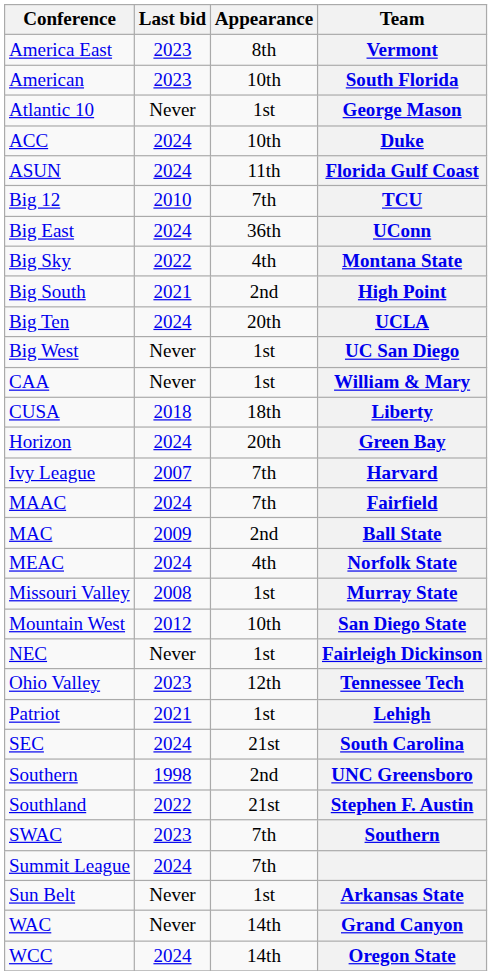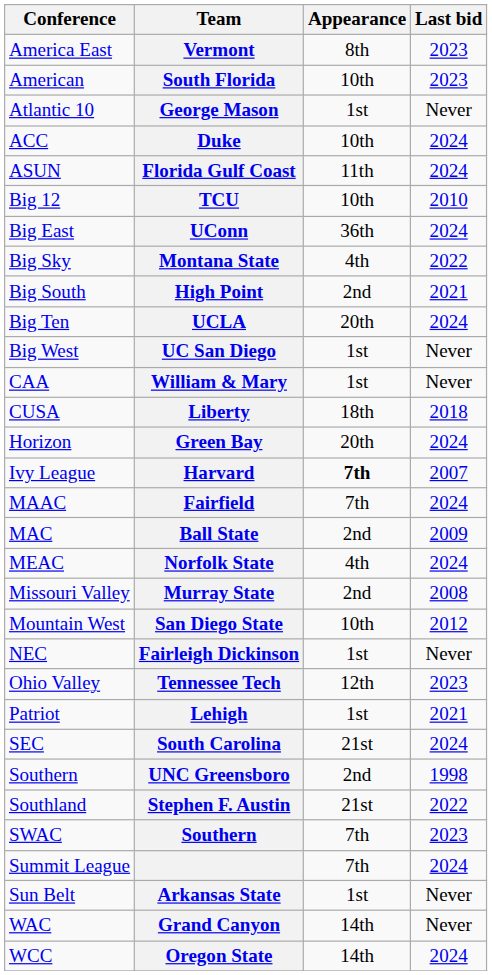columns swapped: (402, 19) <-> (172, 19)
(264, 200) 7th -> (357, 200) 10th
(264, 472) normal -> (357, 472) bold
(264, 593) 1st -> (357, 593) 2nd
